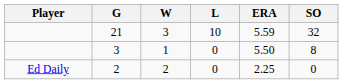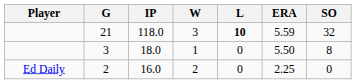+ column: (151, 13)
(215, 32) normal -> (240, 32) bold
